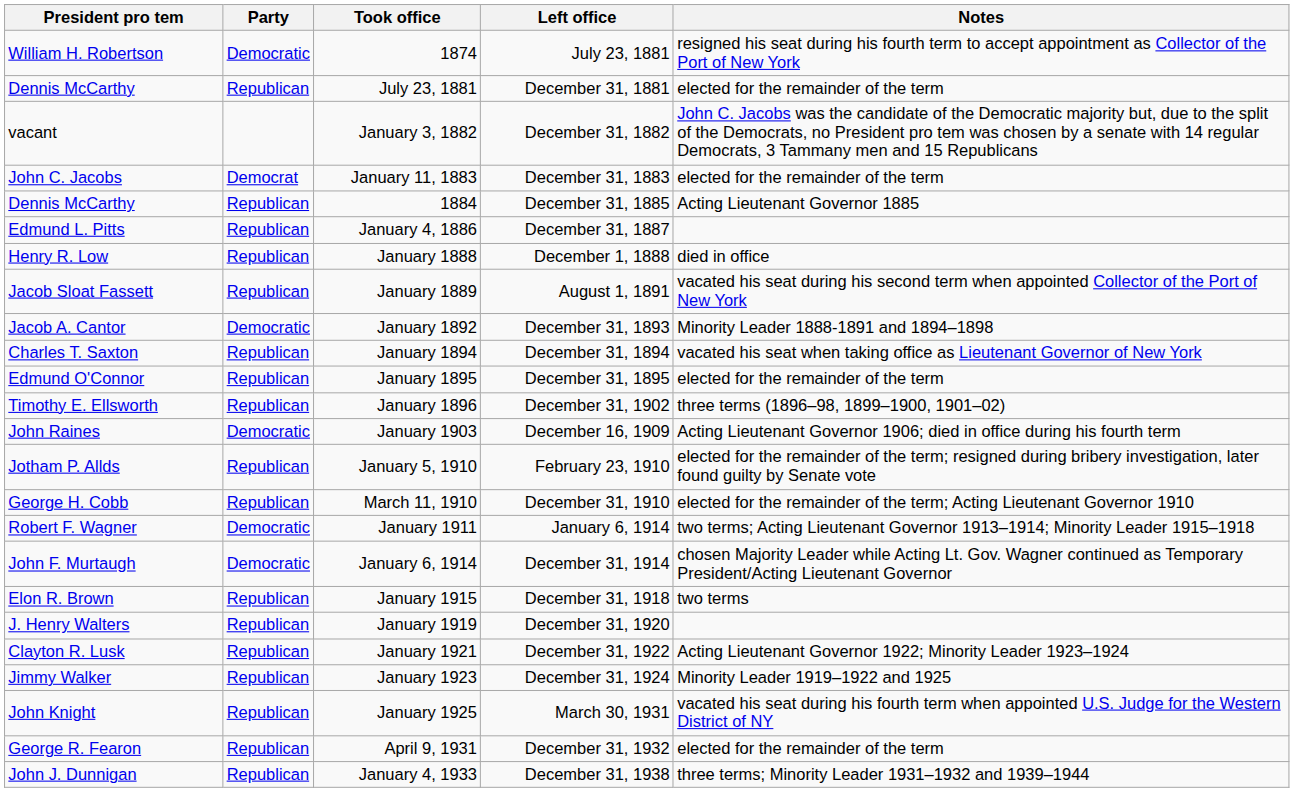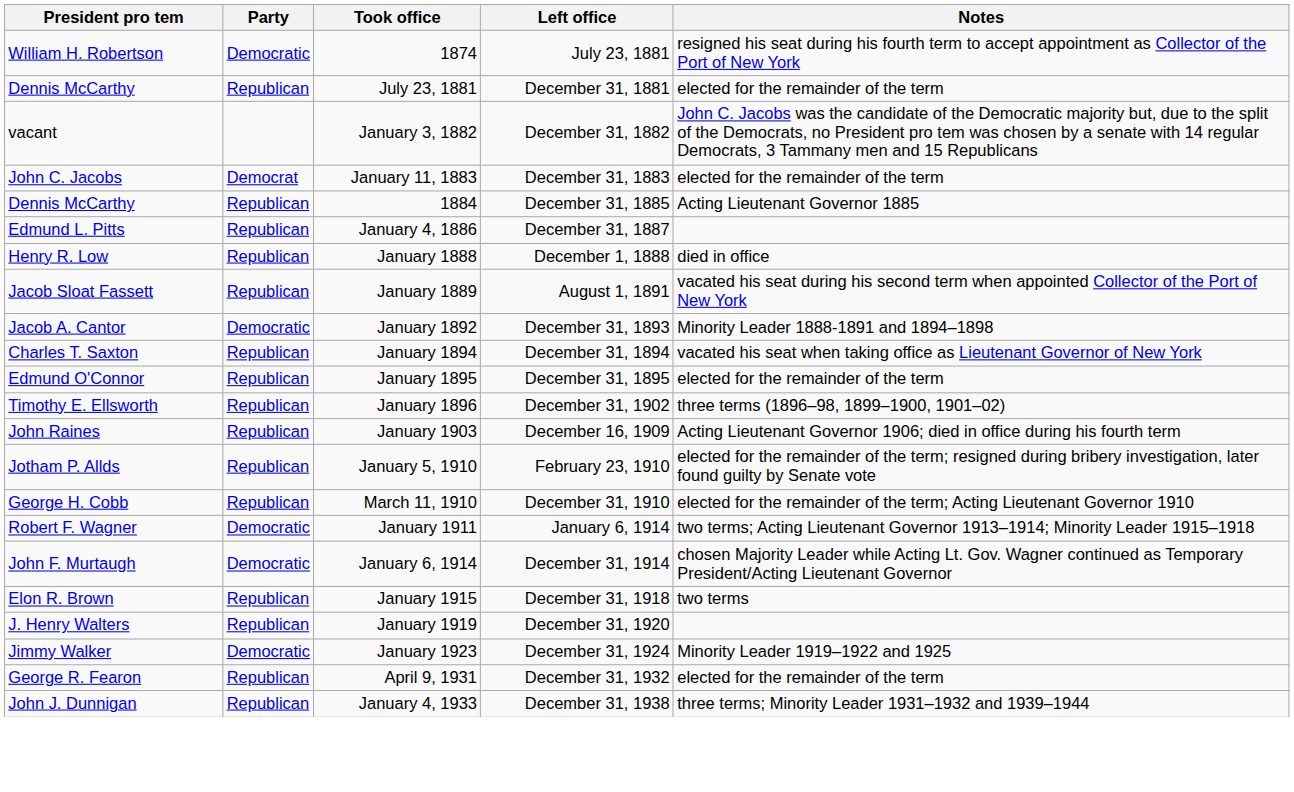(268, 431) Democratic -> (268, 431) Republican
- row: (427, 651)
(268, 677) Republican -> (268, 651) Democratic
- row: (427, 713)
